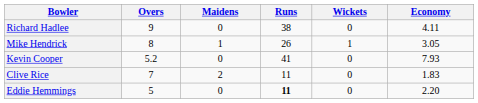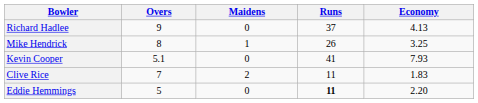- column: (350, 12)
(286, 28) 38 -> (331, 28) 37
(431, 28) 4.11 -> (419, 28) 4.13
(431, 43) 3.05 -> (419, 43) 3.25
(151, 59) 5.2 -> (159, 59) 5.1
